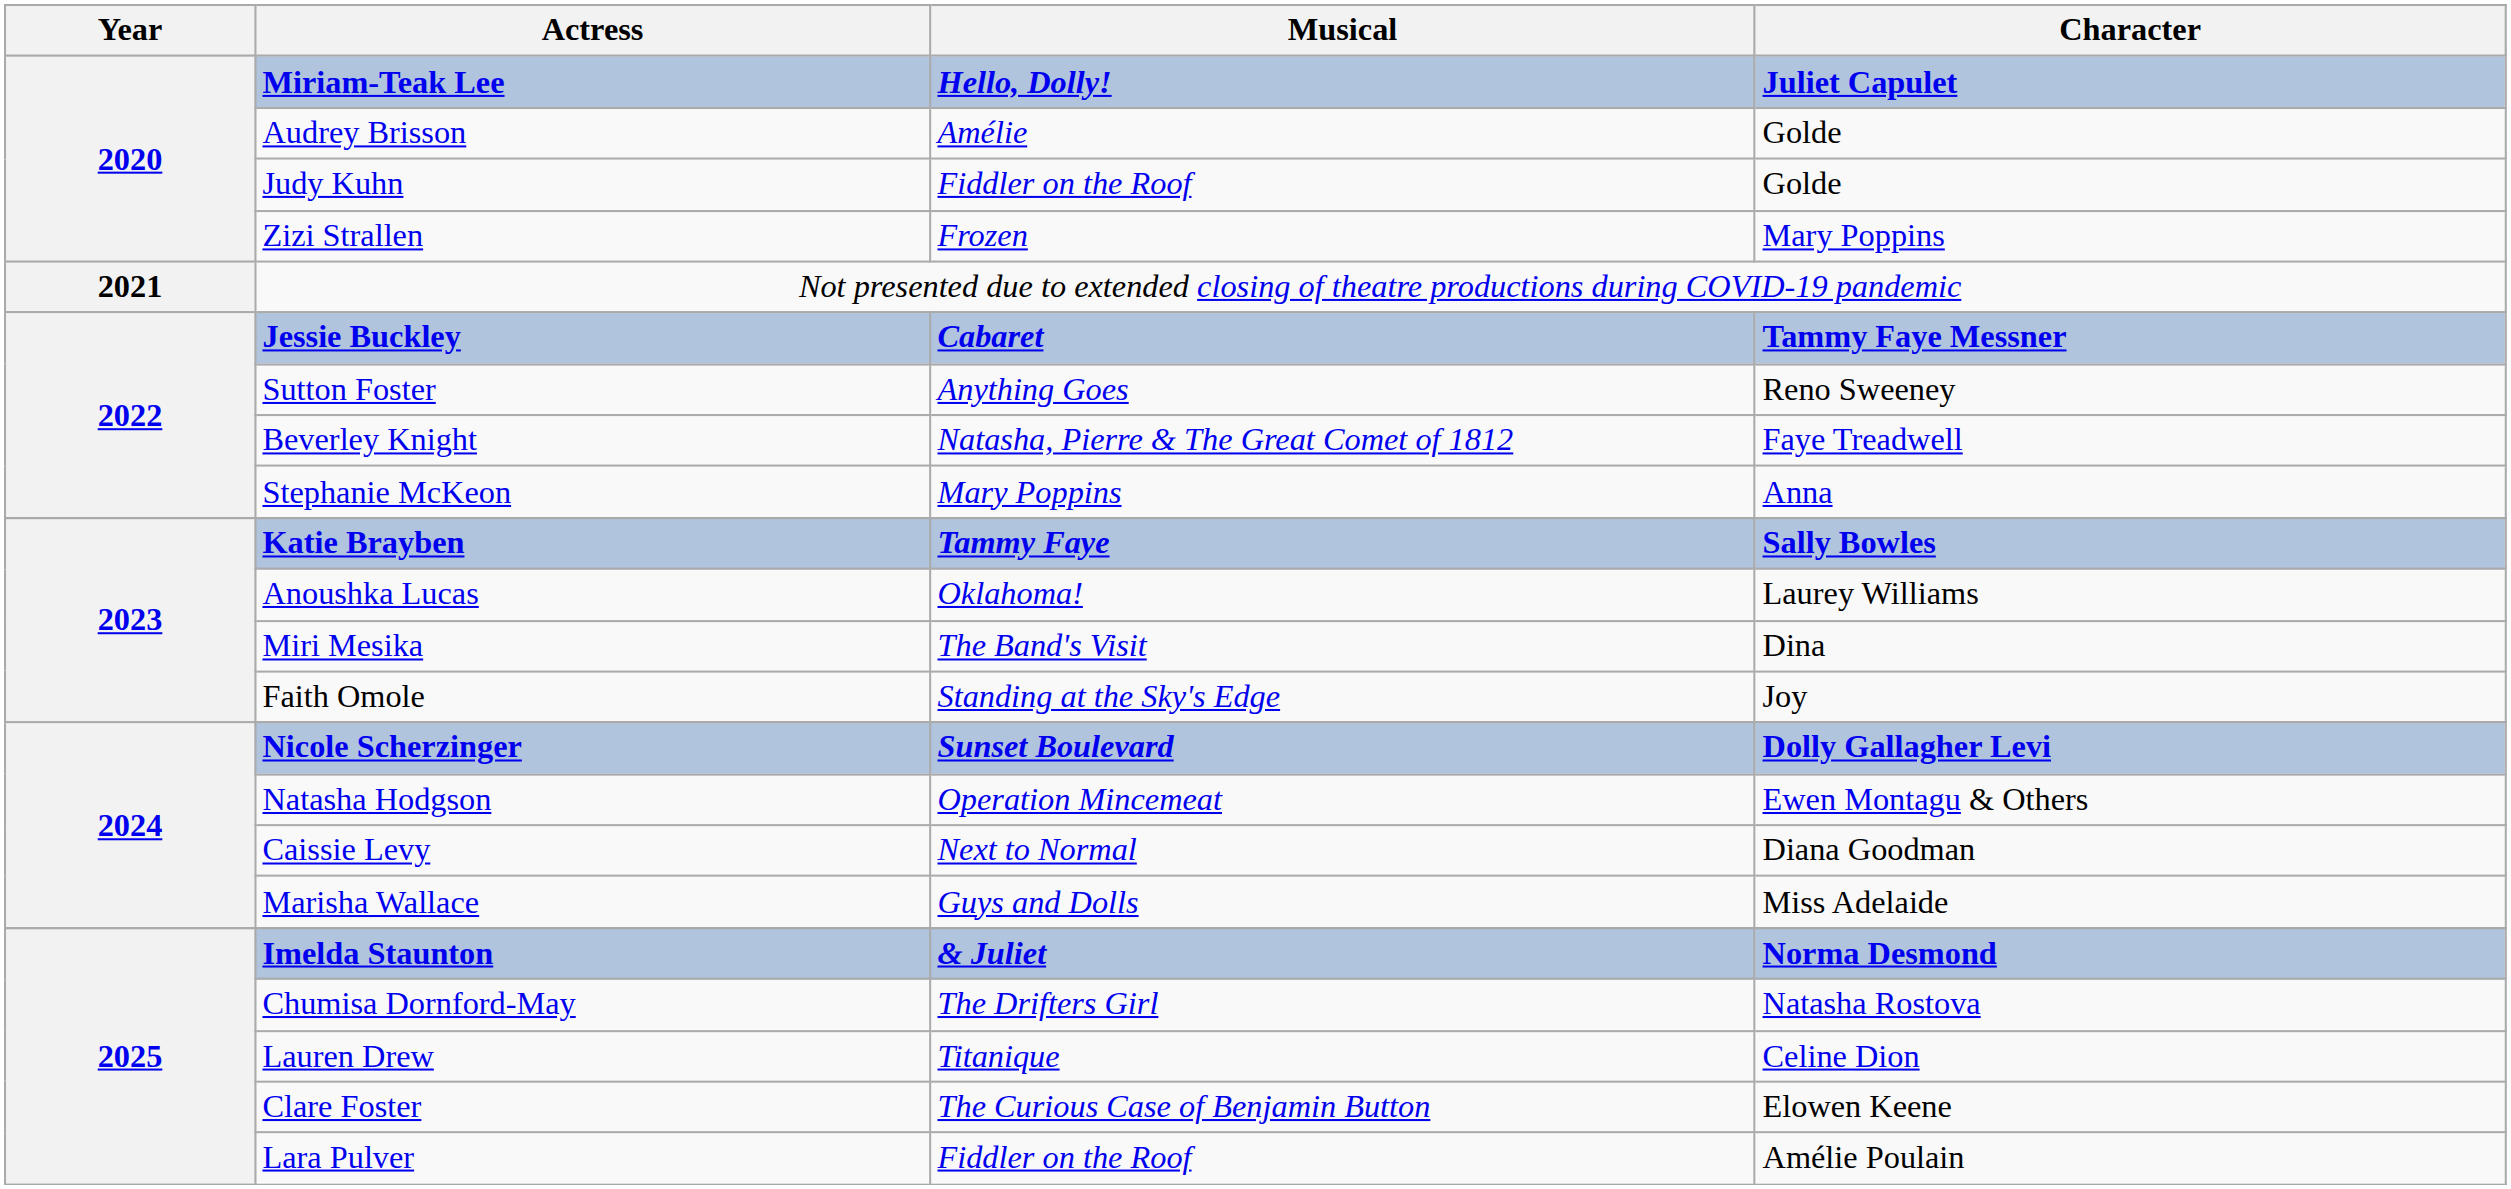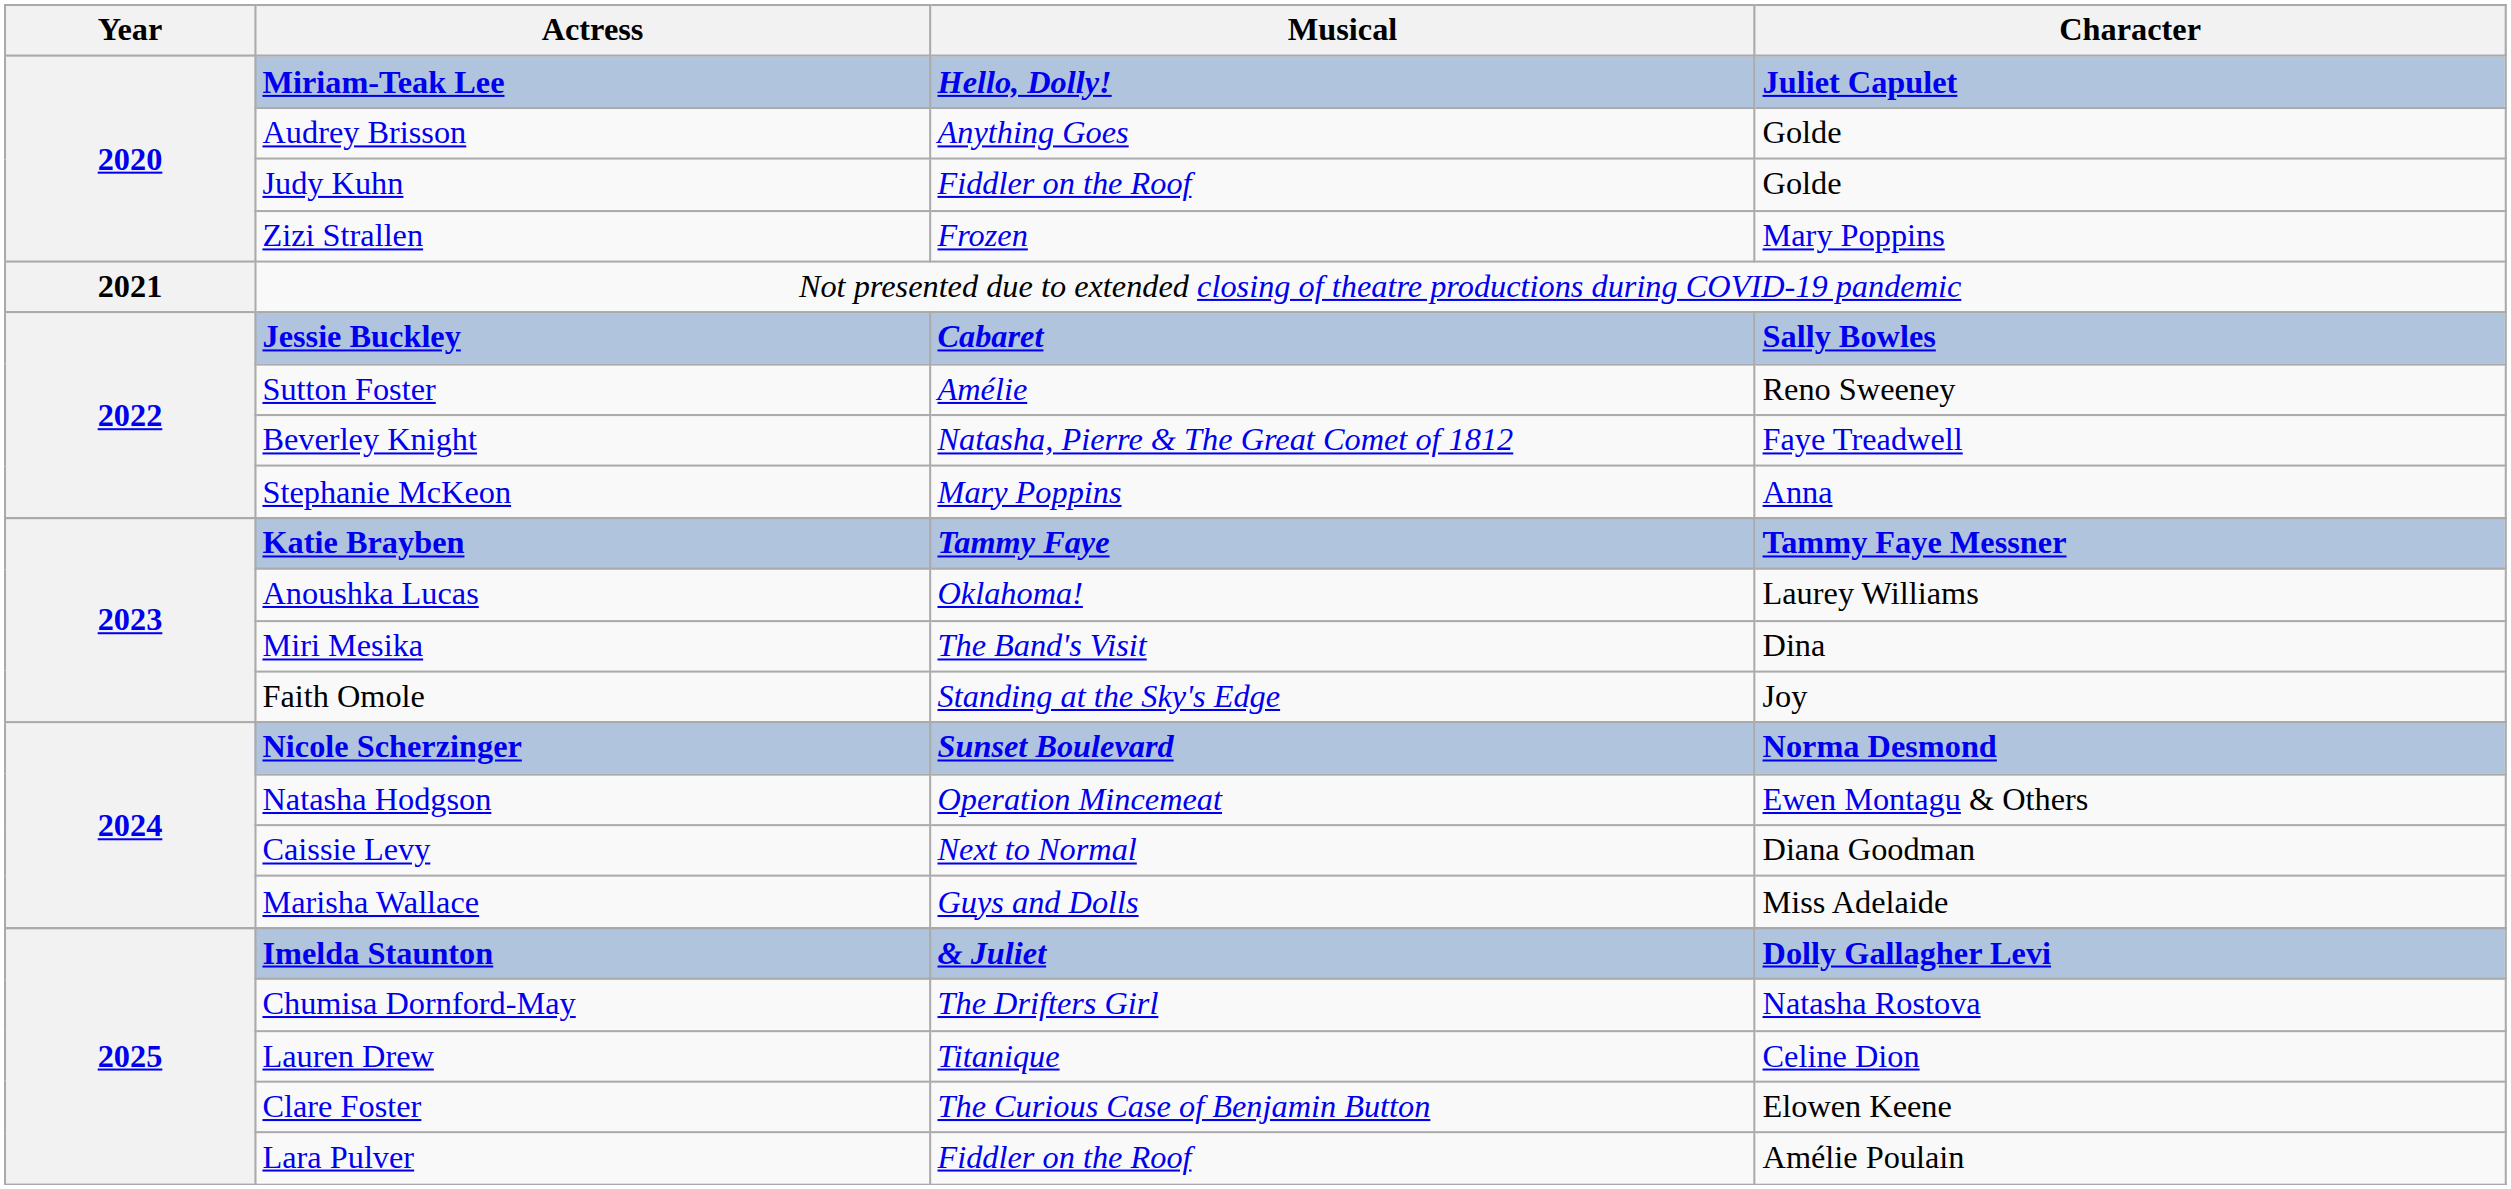(982, 132) Amélie -> (1033, 132) Anything Goes
(1915, 337) Tammy Faye Messner -> (1849, 337) Sally Bowles
(1033, 388) Anything Goes -> (982, 388) Amélie
(1849, 542) Sally Bowles -> (1915, 542) Tammy Faye Messner
(1907, 747) Dolly Gallagher Levi -> (1880, 747) Norma Desmond
(1880, 952) Norma Desmond -> (1907, 952) Dolly Gallagher Levi
